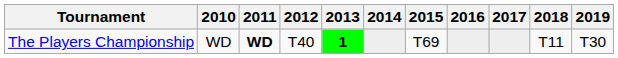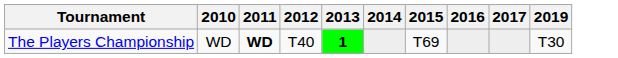- column: (551, 17)
